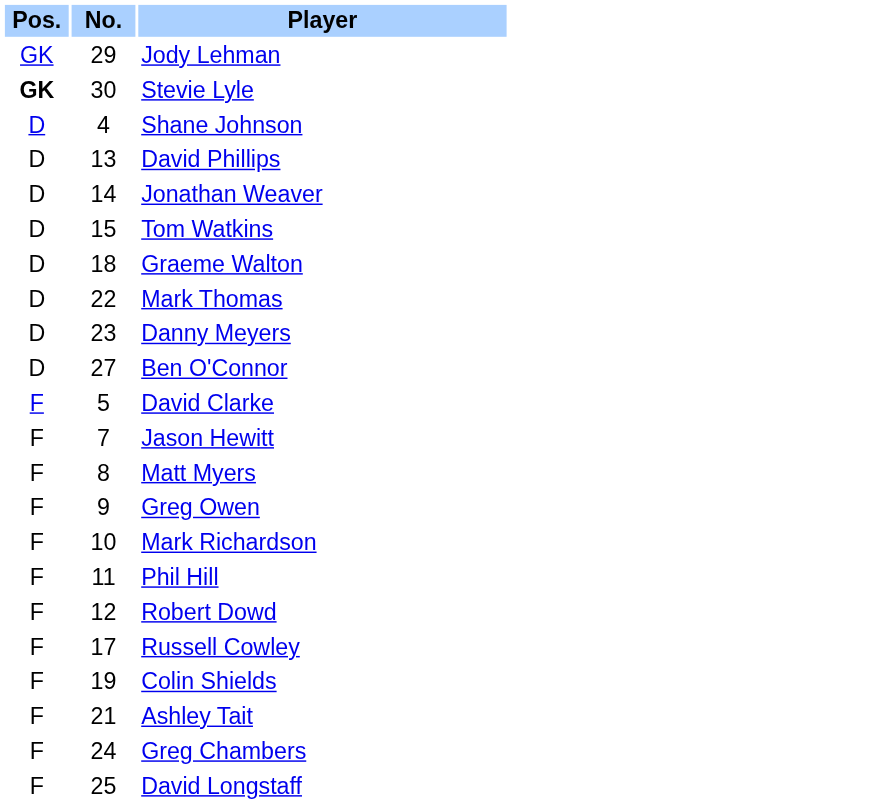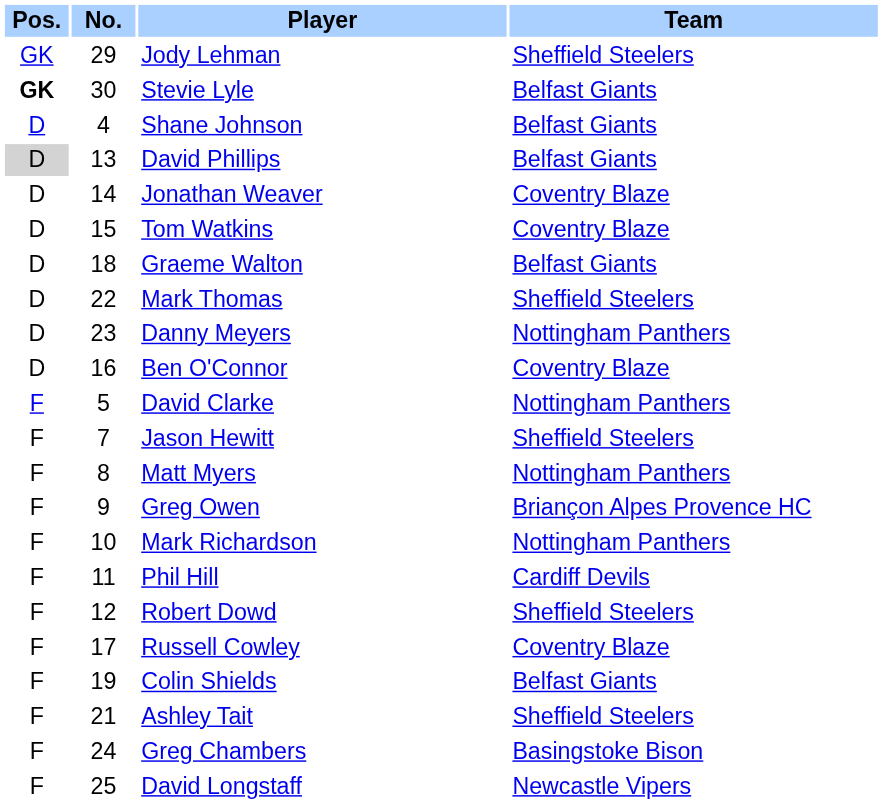+ column: (694, 20)
(37, 159) no background -> (37, 159) lightgrey background
(103, 368) 27 -> (103, 368) 16
